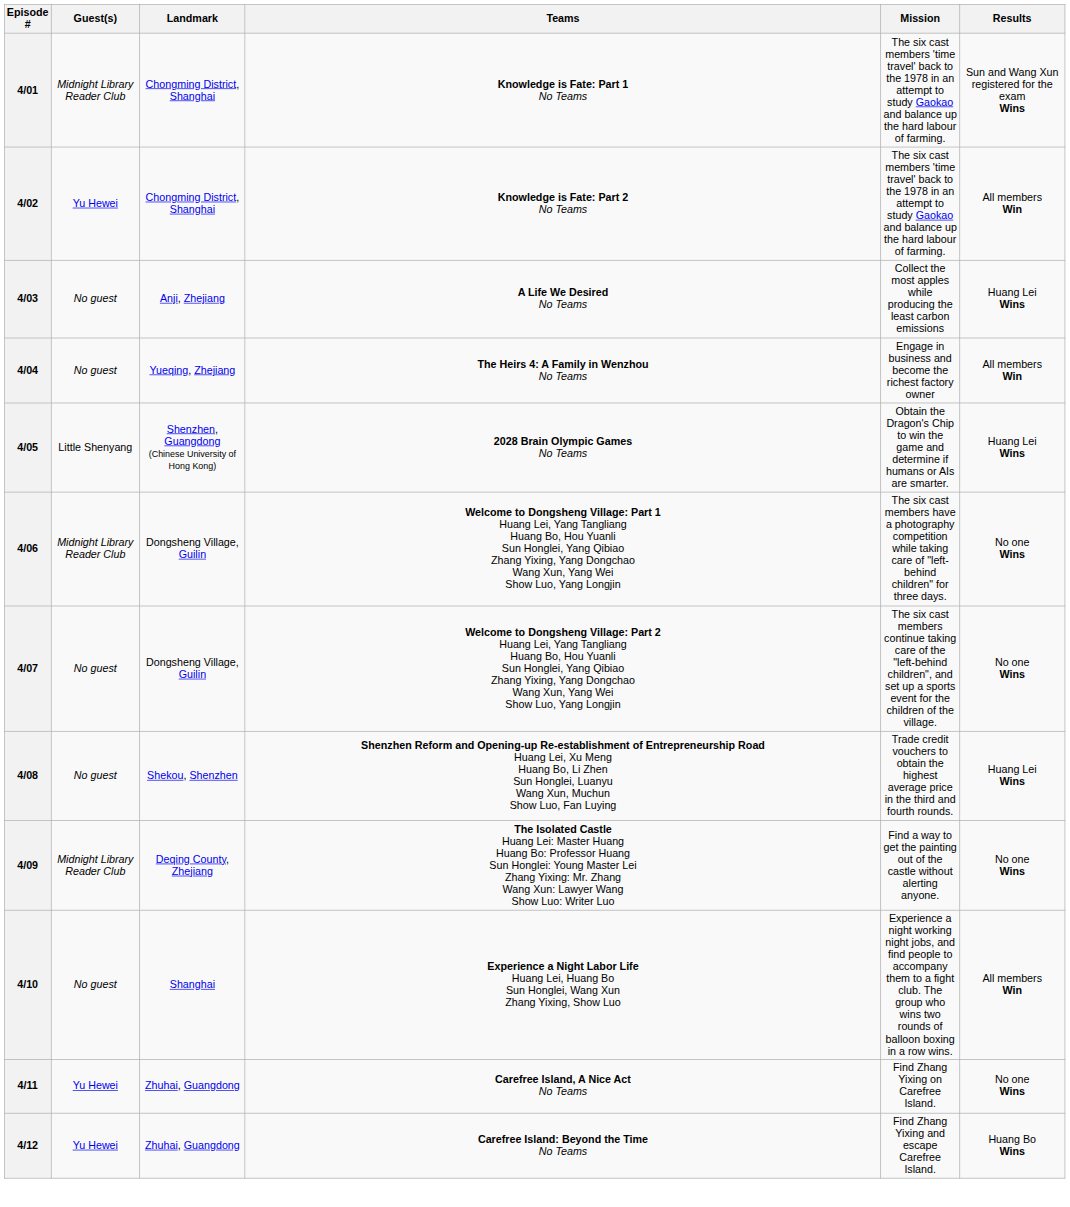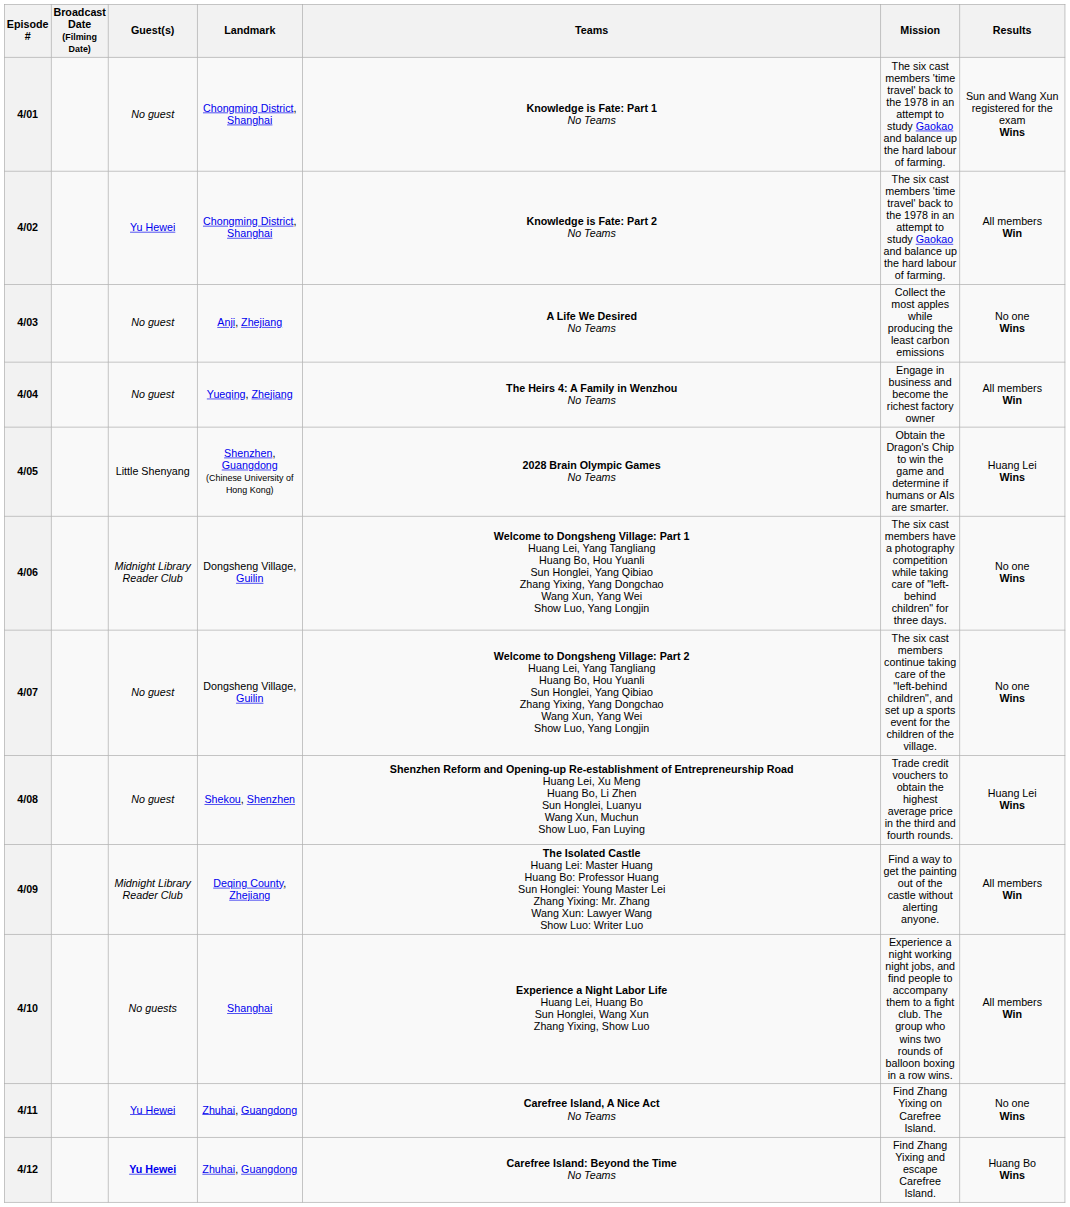+ column: (80, 31)
(95, 90) Midnight Library Reader Club -> (153, 114) No guest
(1012, 299) Huang Lei Wins -> (1012, 323) No one Wins
(1012, 865) No one Wins -> (1012, 889) All members Win
(95, 985) No guest -> (153, 1009) No guests
(95, 1145) normal -> (153, 1169) bold
